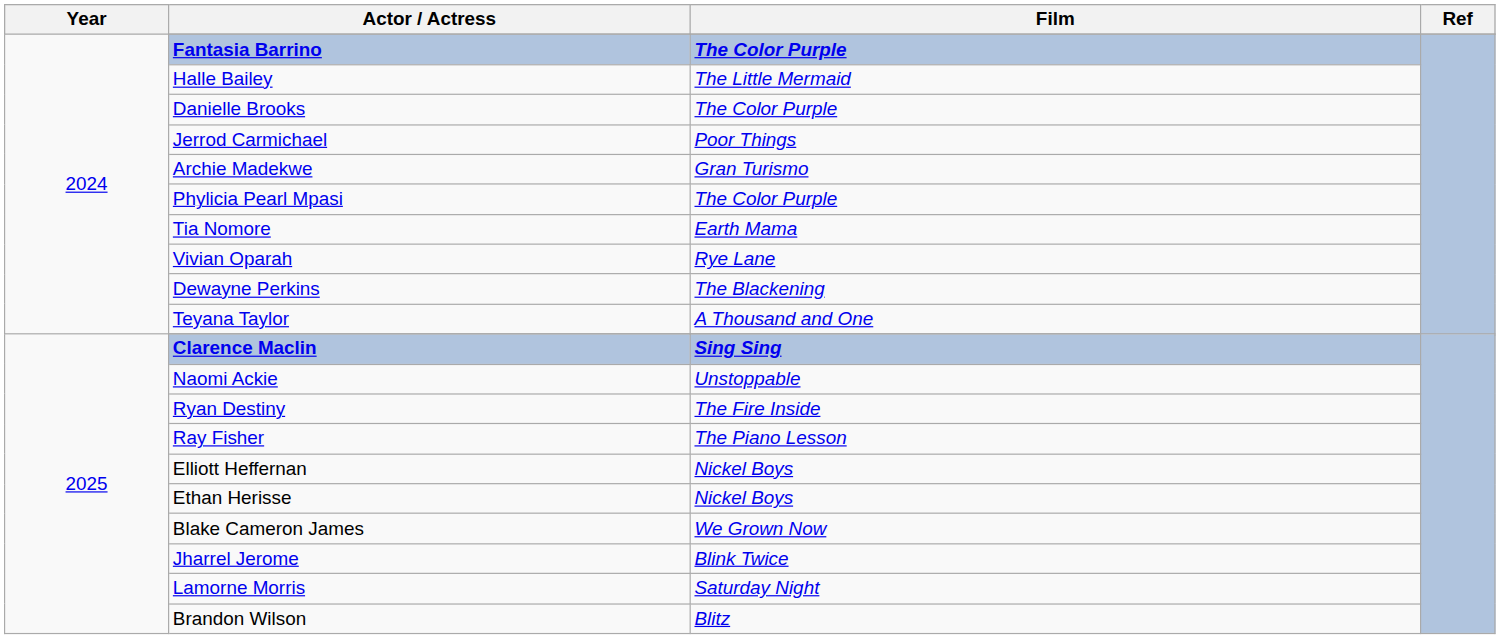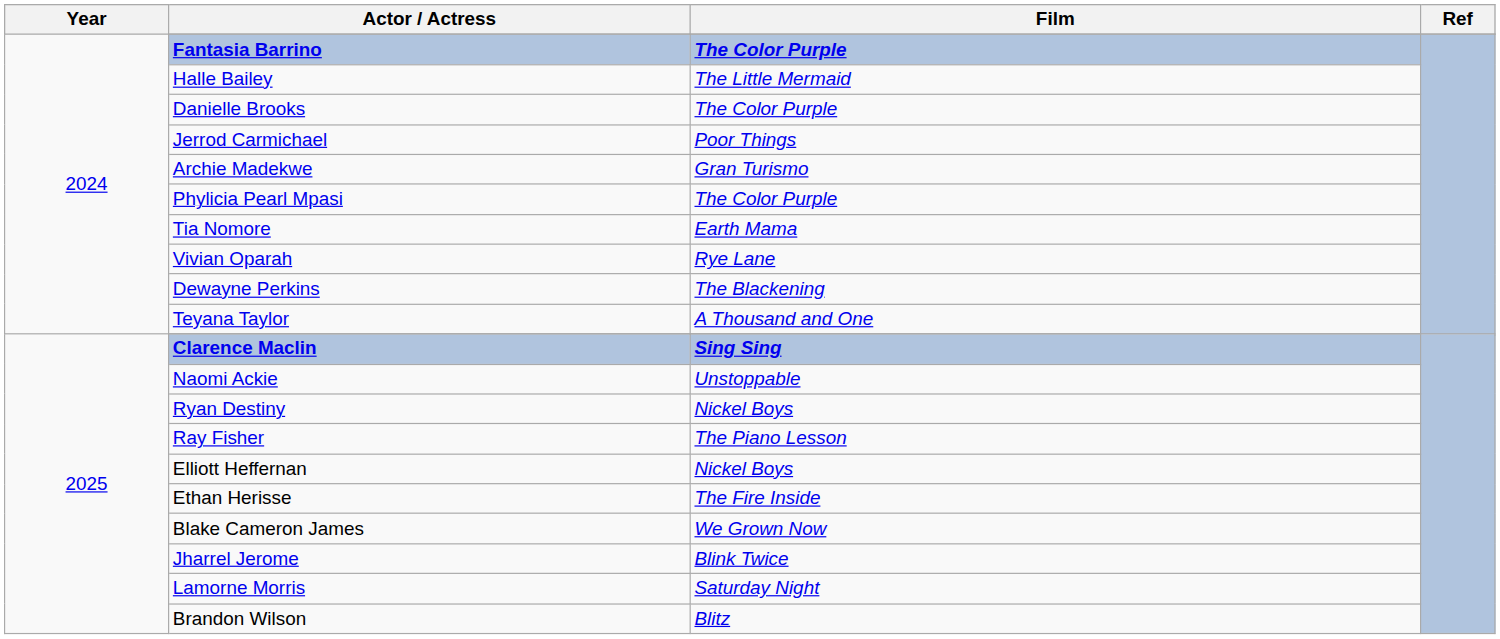(757, 408) The Fire Inside -> (744, 408) Nickel Boys
(744, 498) Nickel Boys -> (757, 498) The Fire Inside
